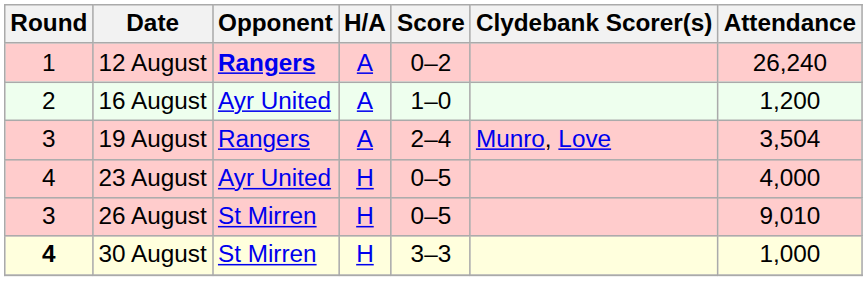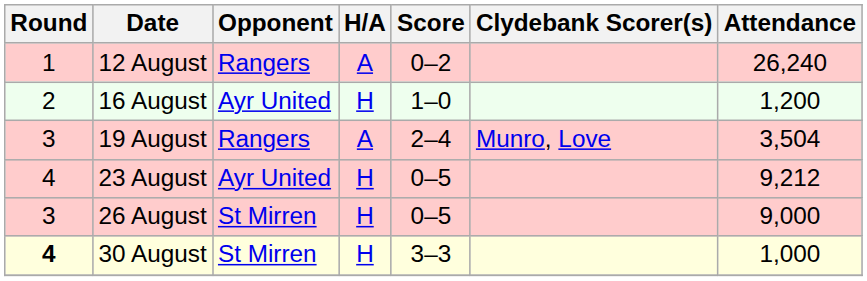(267, 62) bold -> (264, 62) normal
(365, 100) A -> (365, 100) H
(790, 178) 4,000 -> (790, 178) 9,212
(790, 216) 9,010 -> (790, 216) 9,000
